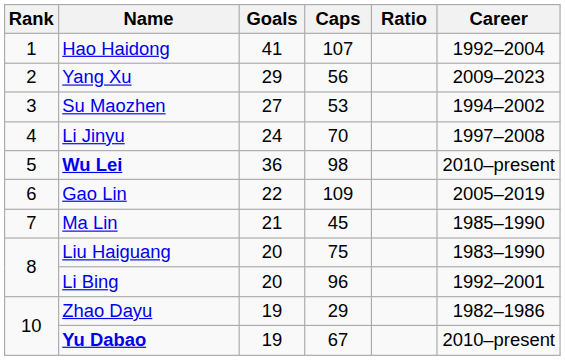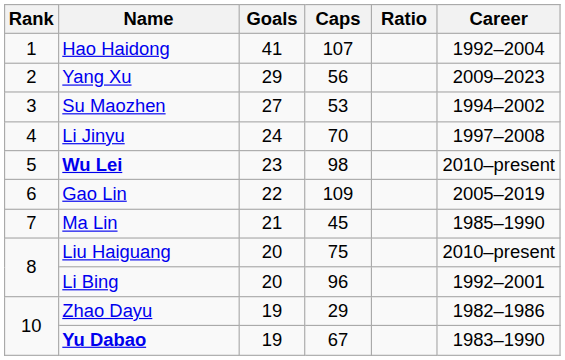(272, 164) 36 -> (272, 164) 23
(499, 252) 1983–1990 -> (499, 252) 2010–present
(499, 340) 2010–present -> (499, 340) 1983–1990
